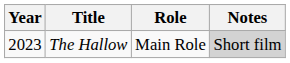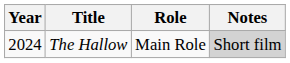(25, 44) 2023 -> (25, 44) 2024
